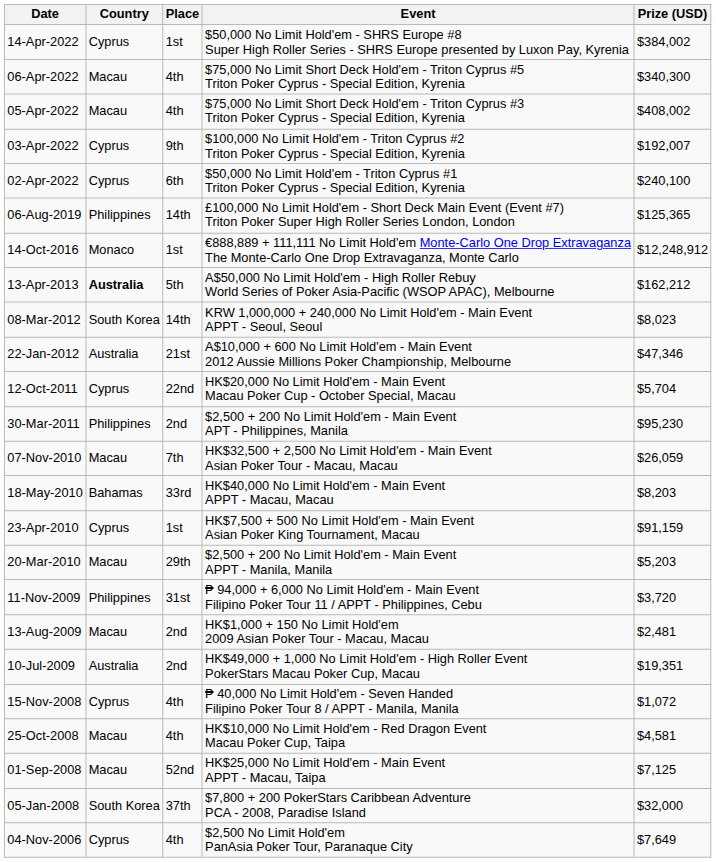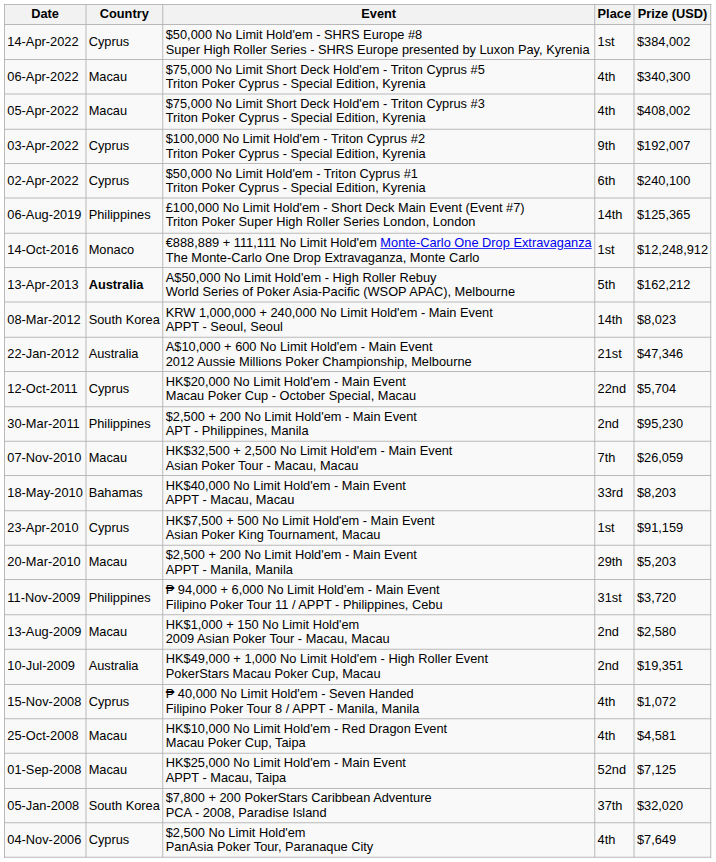columns swapped: (418, 14) <-> (182, 14)
(656, 632) $2,481 -> (656, 632) $2,580
(660, 805) $32,000 -> (660, 805) $32,020
